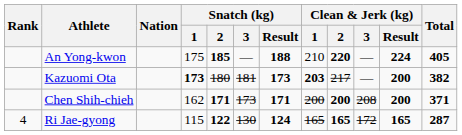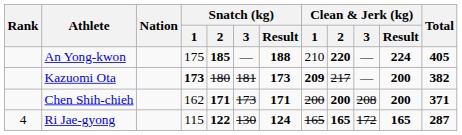(314, 78) 203 -> (314, 78) 209
